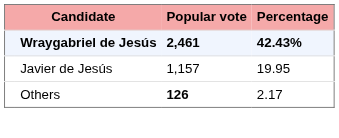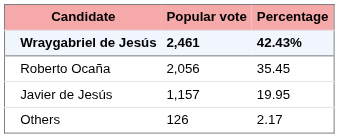+ row: (65, 68)
(178, 94) bold -> (178, 120) normal
